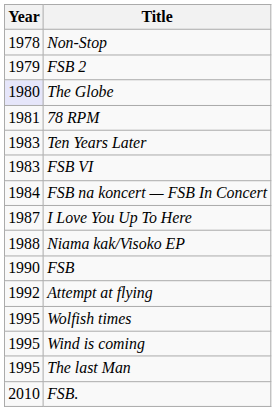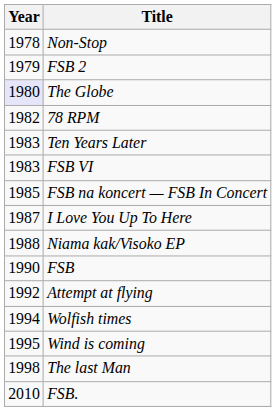(24, 117) 1981 -> (24, 117) 1982
(24, 192) 1984 -> (24, 192) 1985
(24, 318) 1995 -> (24, 318) 1994
(24, 368) 1995 -> (24, 368) 1998
